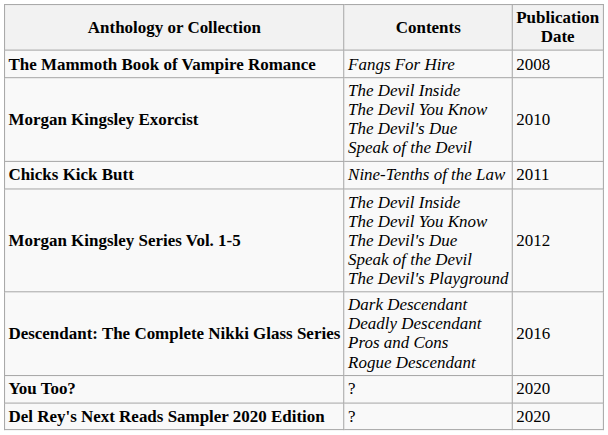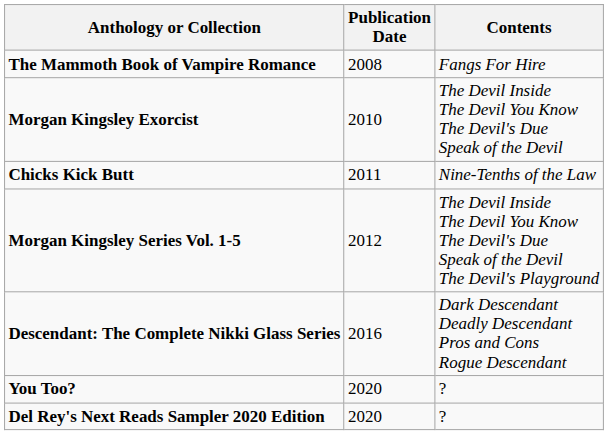columns swapped: (428, 27) <-> (558, 27)
